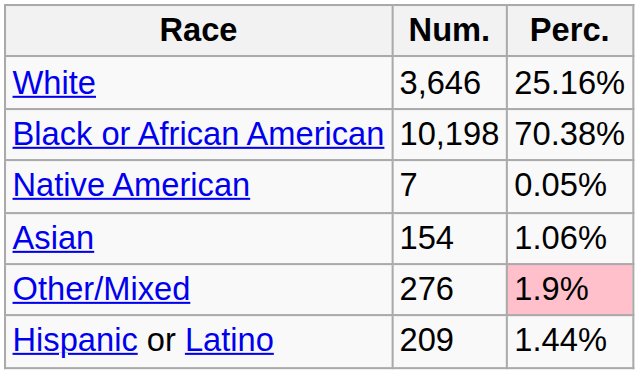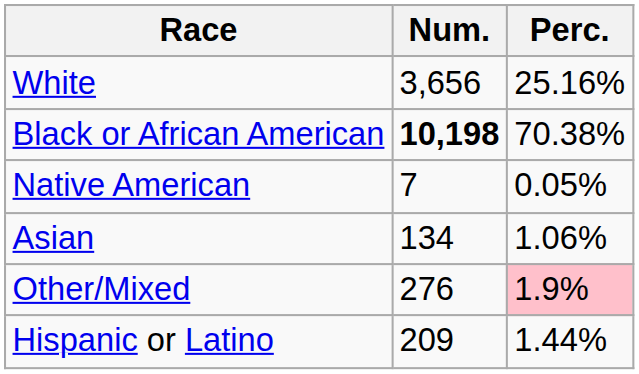(440, 82) 3,646 -> (440, 82) 3,656
(449, 133) normal -> (449, 133) bold
(427, 237) 154 -> (427, 237) 134
